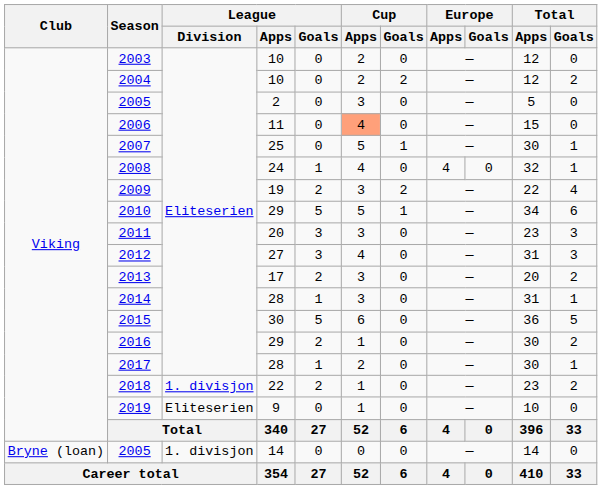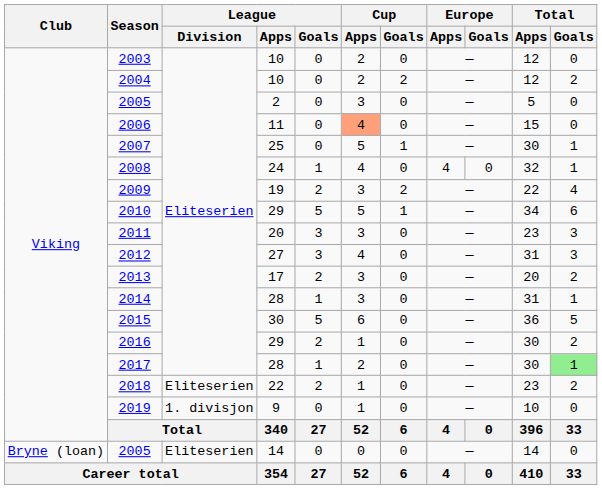(574, 365) no background -> (574, 365) lightgreen background
(209, 386) 1. divisjon -> (209, 386) Eliteserien
(209, 408) Eliteserien -> (209, 408) 1. divisjon
(209, 452) 1. divisjon -> (209, 452) Eliteserien
